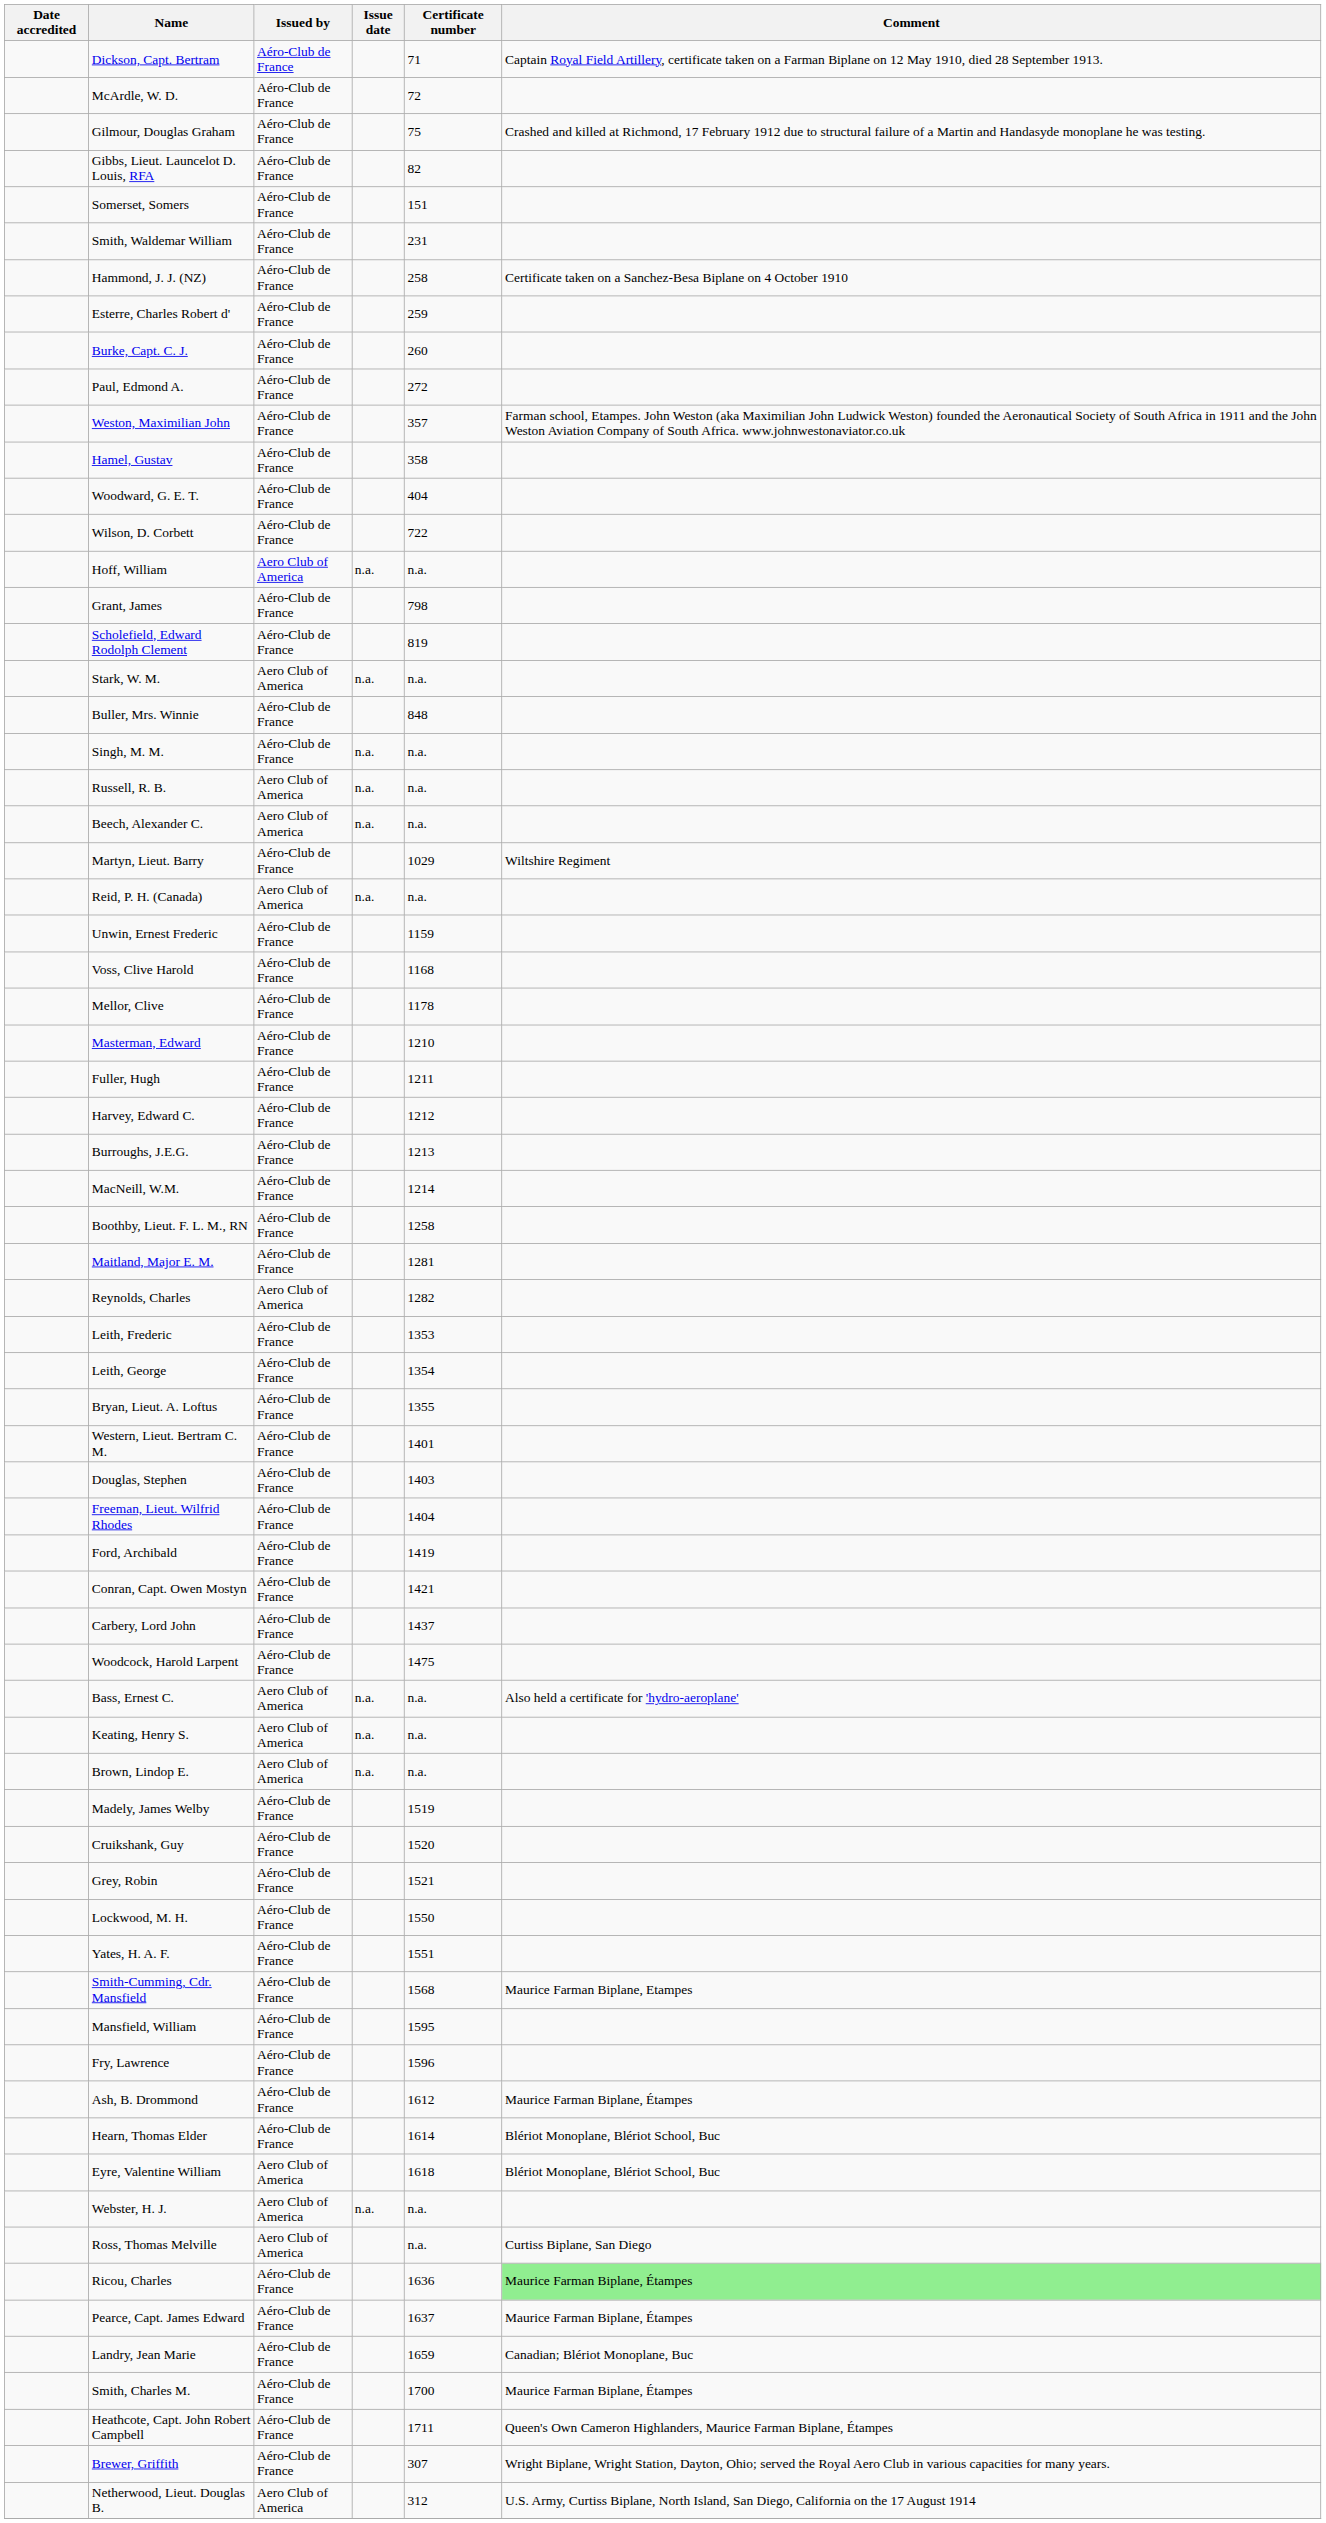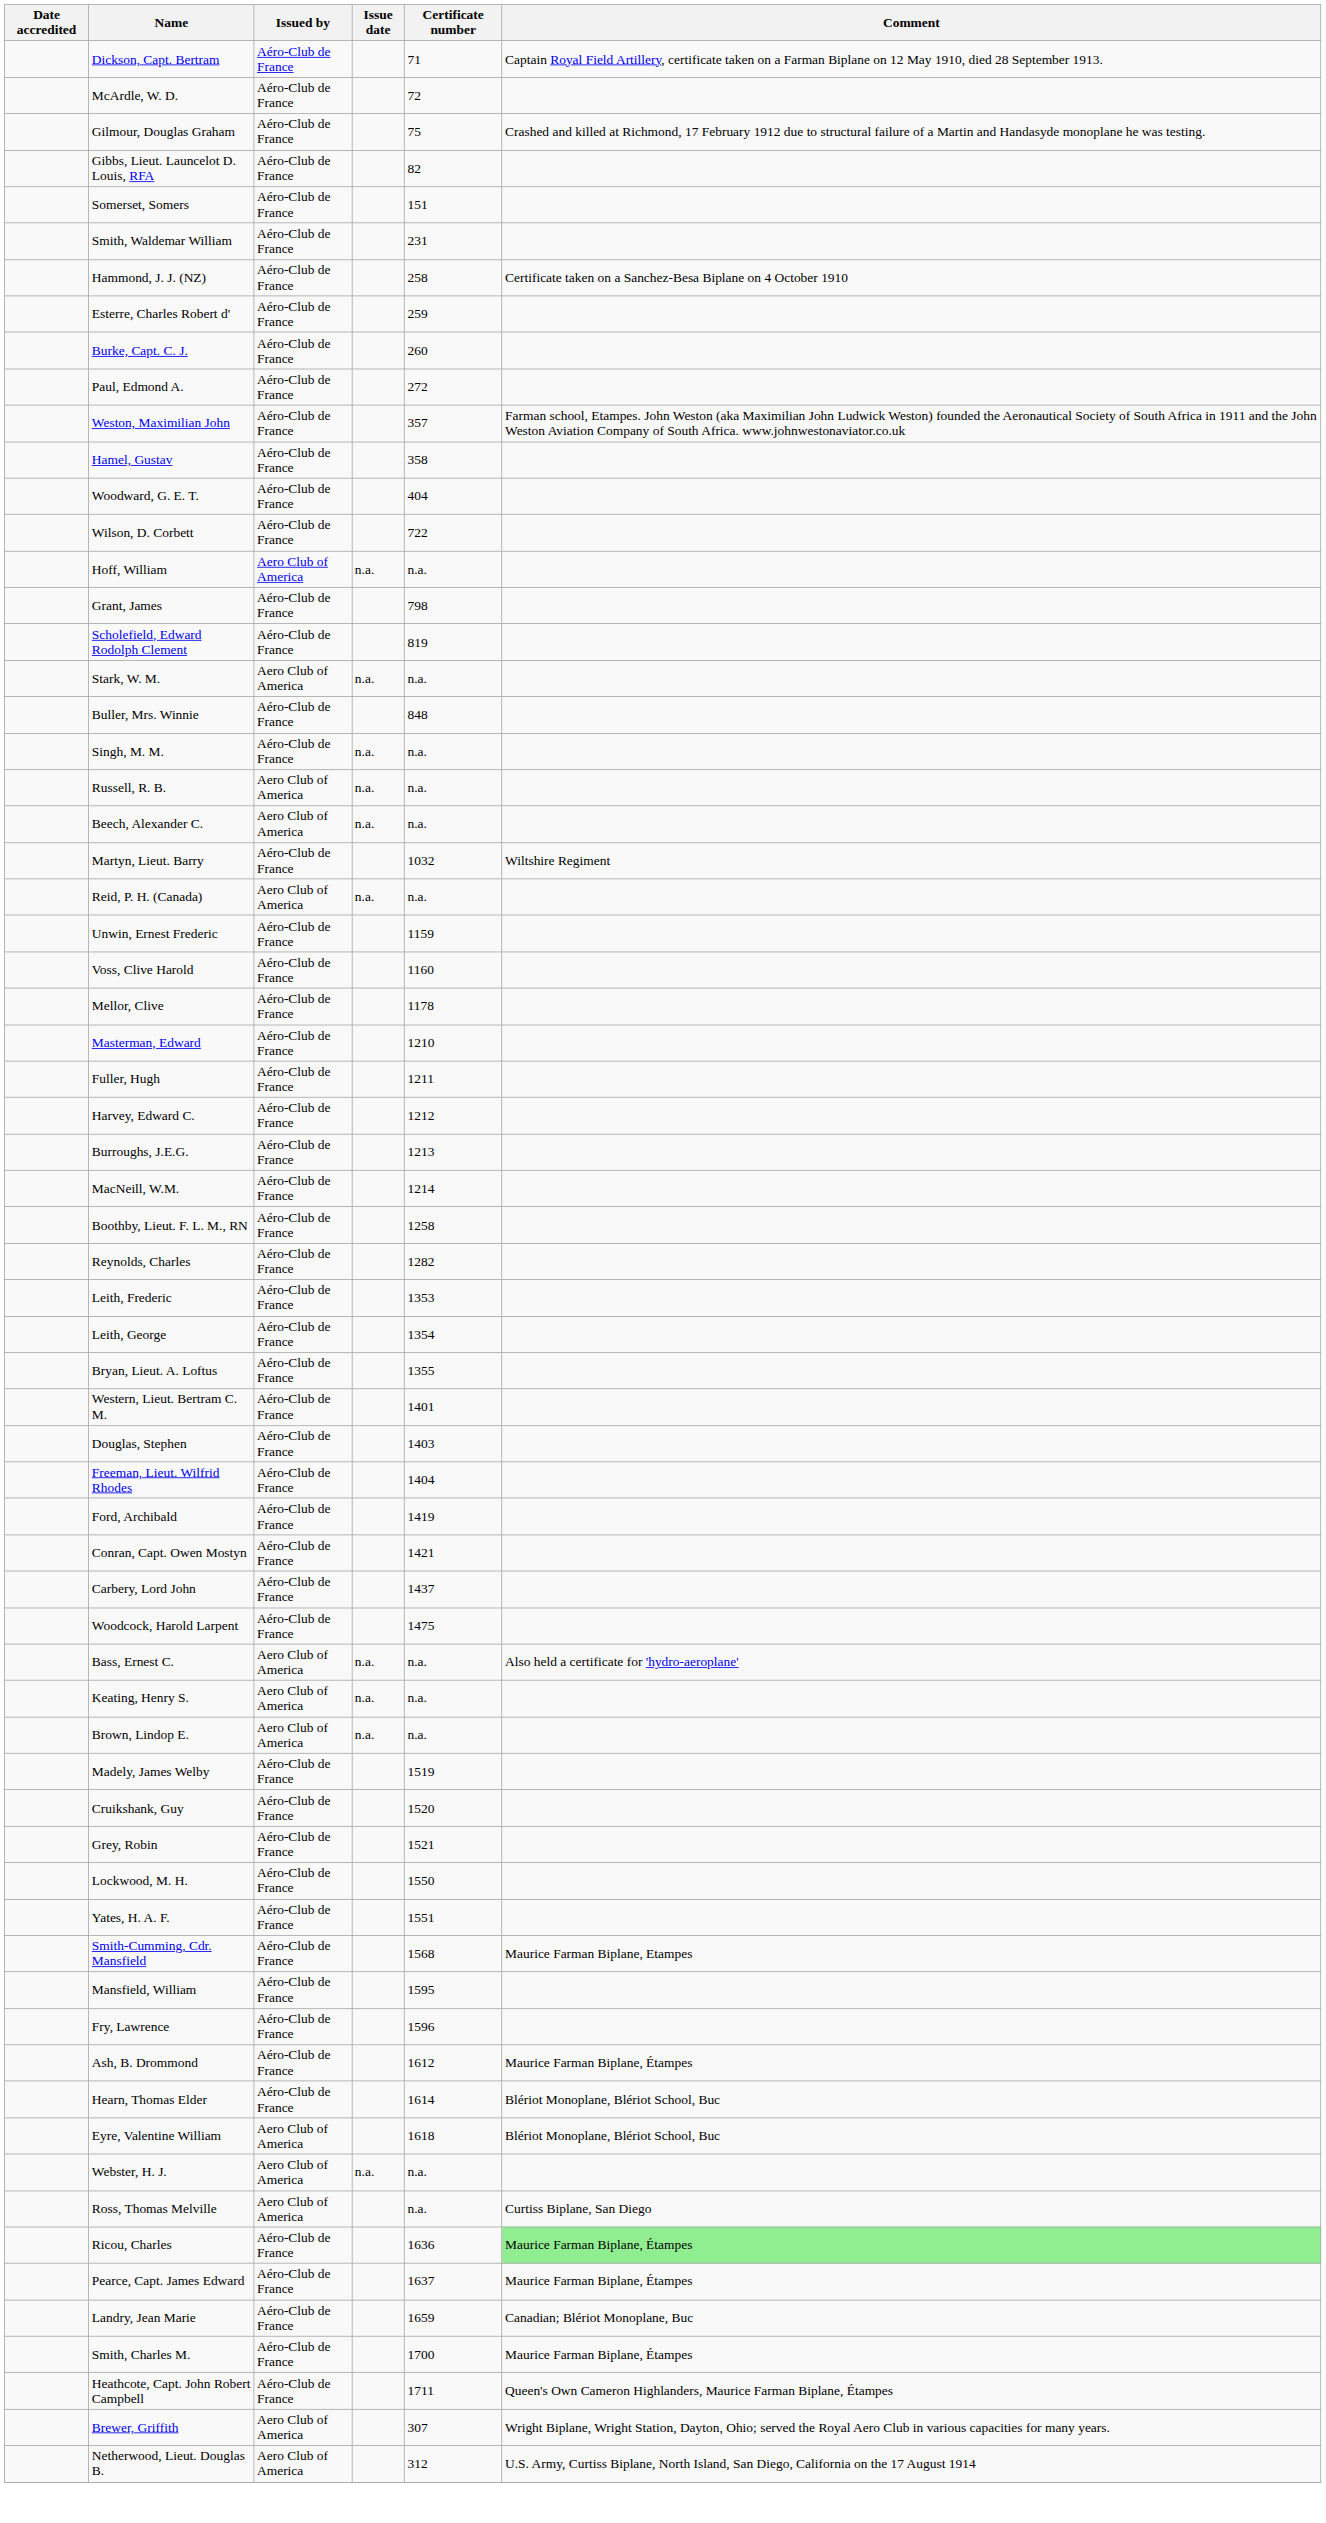(421, 860) 1029 -> (421, 860) 1032
(421, 970) 1168 -> (421, 970) 1160
- row: (153, 1261)
(292, 1297) Aero Club of America -> (294, 1261) Aéro-Club de France
(294, 2463) Aéro-Club de France -> (292, 2427) Aero Club of America
